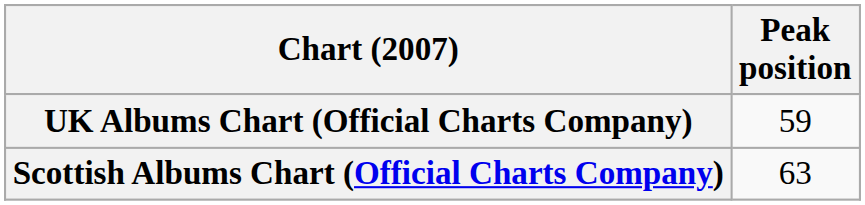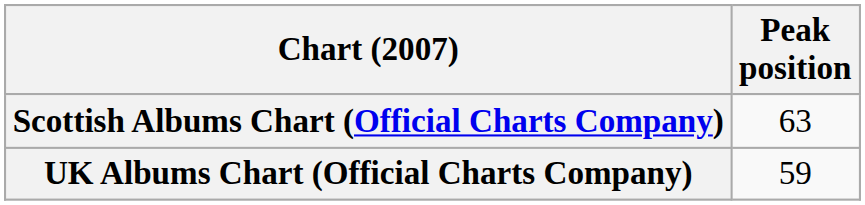rows swapped: (368, 173) <-> (368, 120)
